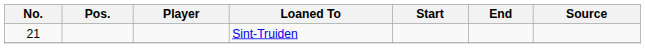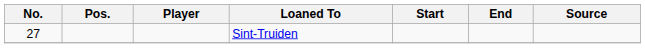(33, 33) 21 -> (33, 33) 27
